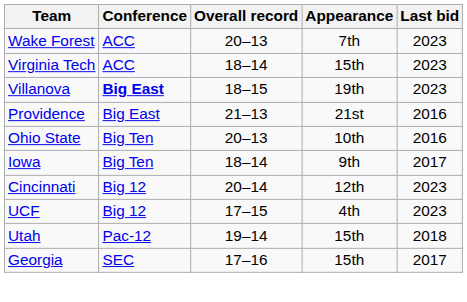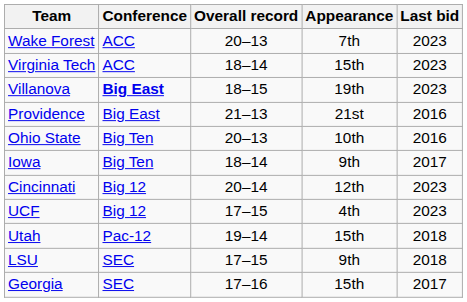+ row: (23, 260)
